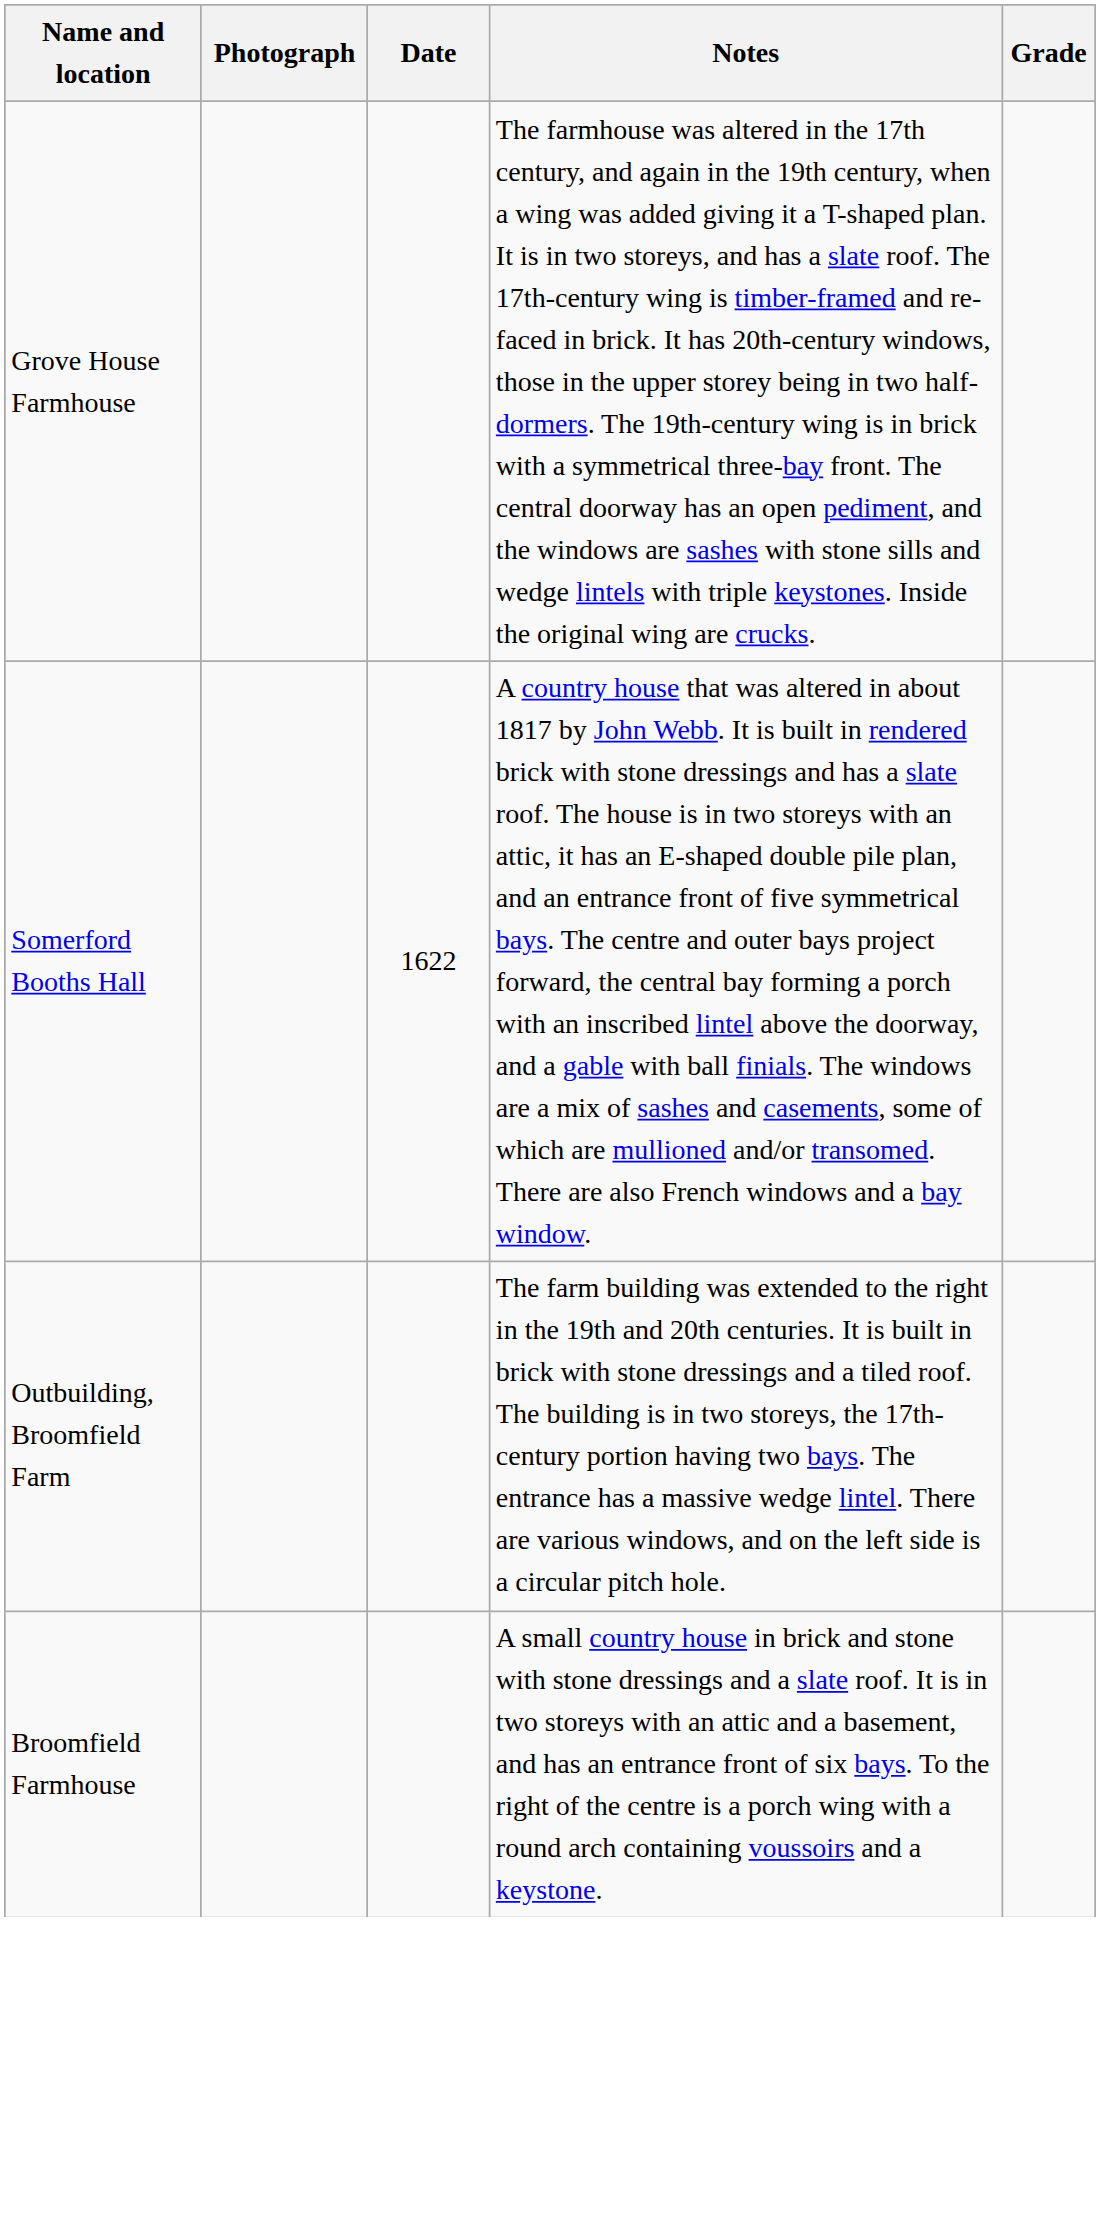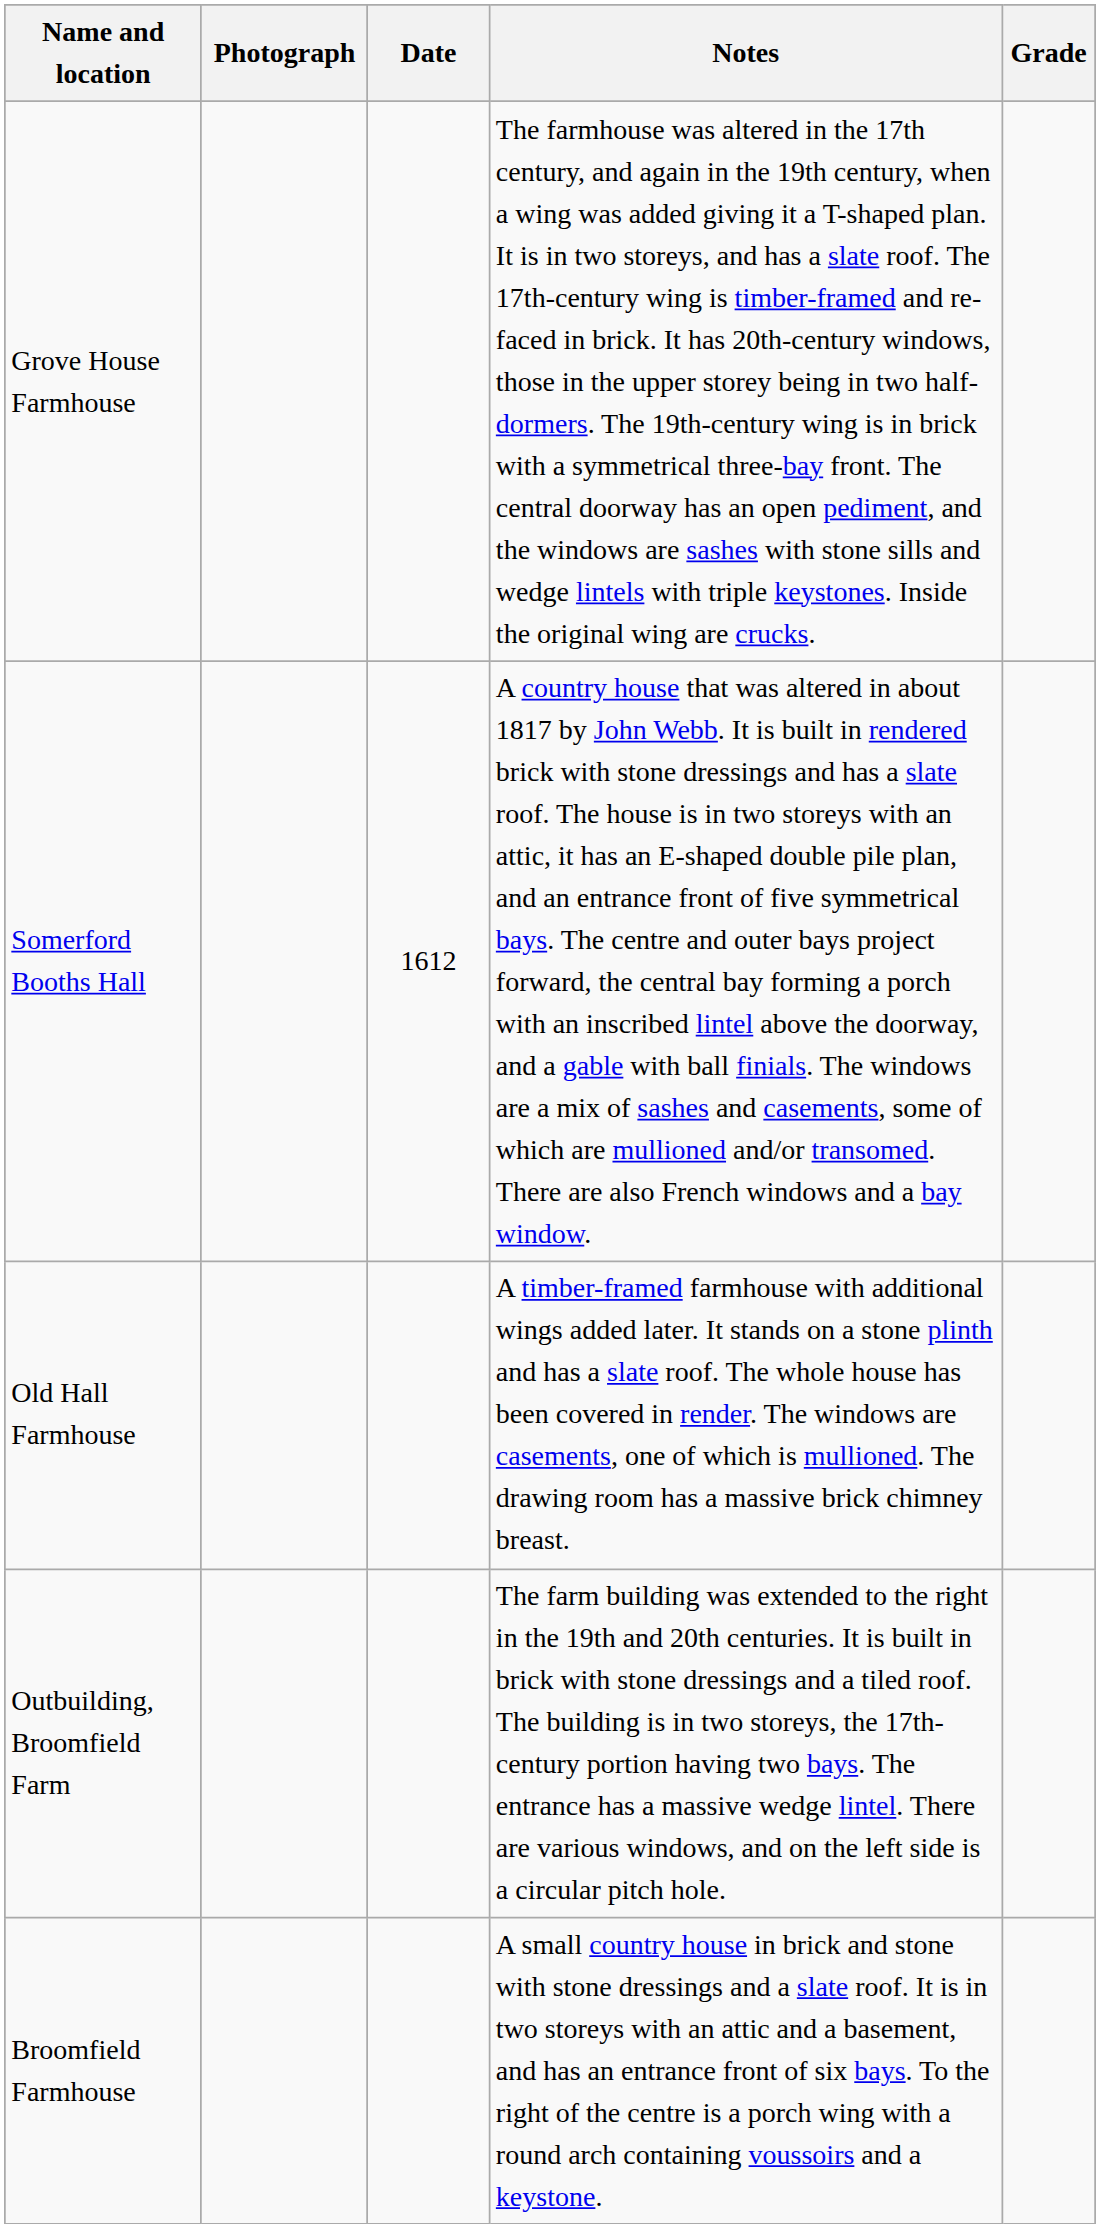(428, 960) 1622 -> (428, 960) 1612
+ row: (74, 1414)
